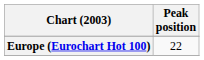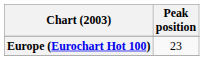(176, 45) 22 -> (176, 45) 23
